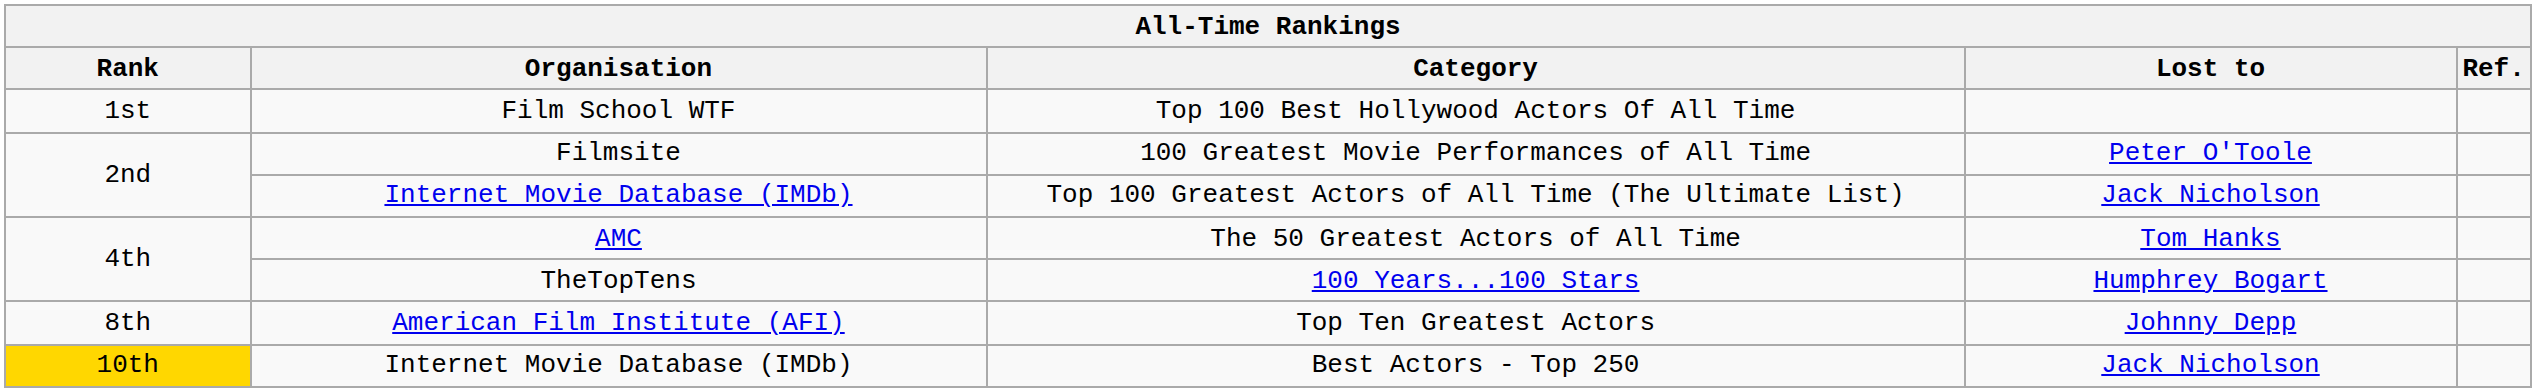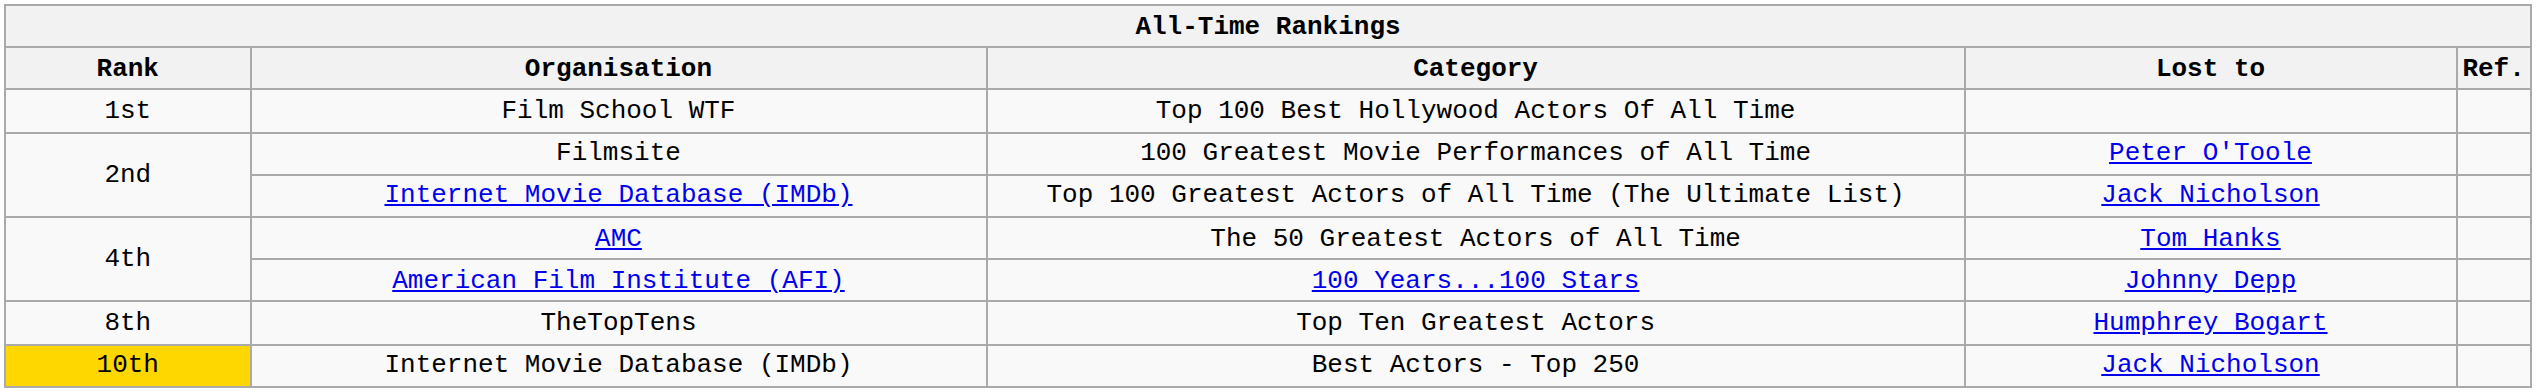(618, 280) TheTopTens -> (618, 280) American Film Institute (AFI)
(2210, 280) Humphrey Bogart -> (2210, 280) Johnny Depp
(618, 323) American Film Institute (AFI) -> (618, 323) TheTopTens
(2210, 323) Johnny Depp -> (2210, 323) Humphrey Bogart
